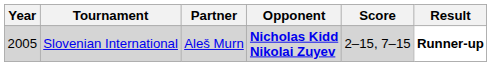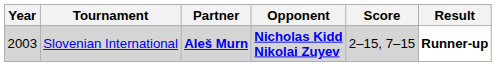(22, 44) 2005 -> (22, 44) 2003
(214, 44) normal -> (216, 44) bold
